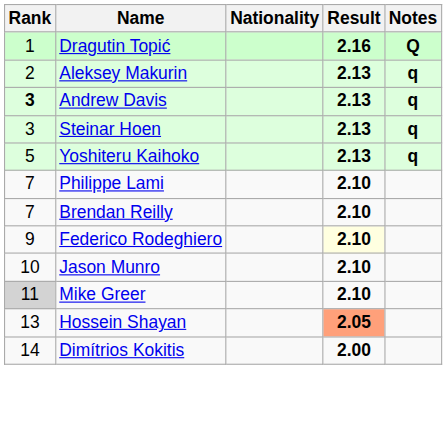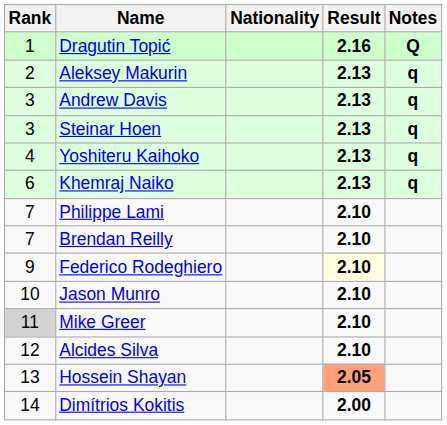(30, 101) bold -> (30, 101) normal
(30, 156) 5 -> (30, 156) 4
+ row: (116, 184)
+ row: (109, 350)
